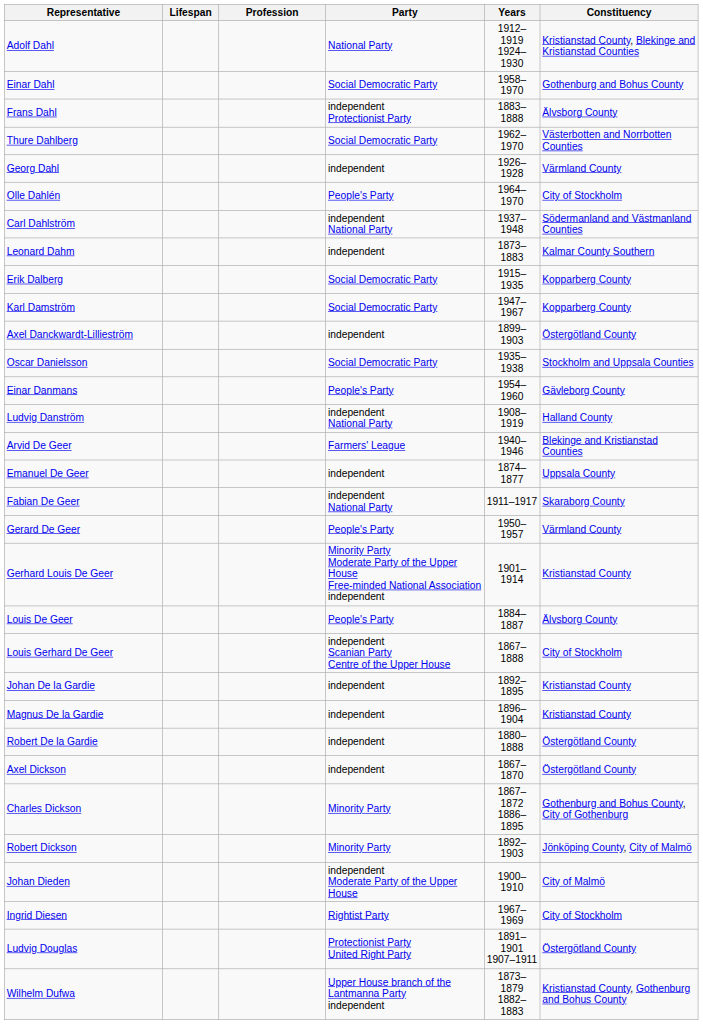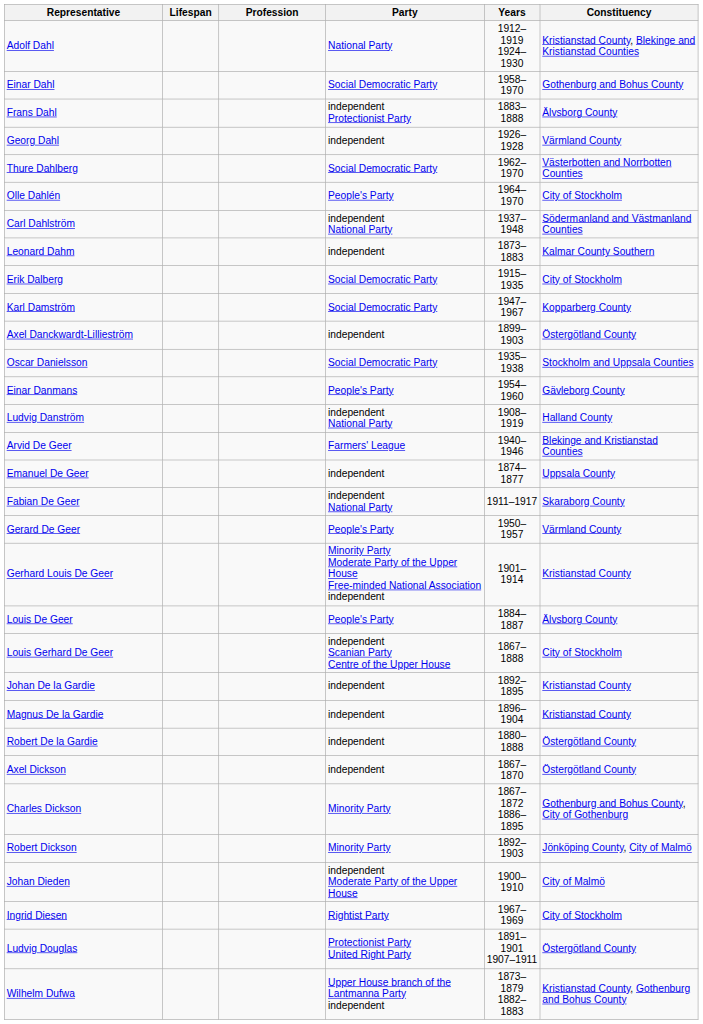rows swapped: (33, 168) <-> (42, 140)
(587, 279) Kopparberg County -> (582, 279) City of Stockholm
